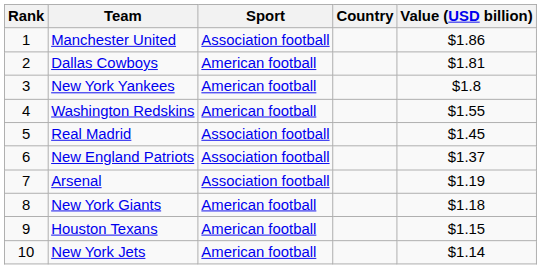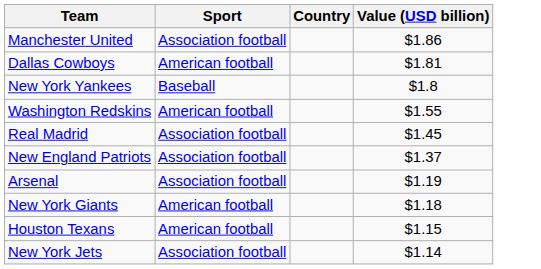- column: (26, 16)
(259, 87) American football -> (187, 87) Baseball
(259, 252) American football -> (222, 252) Association football
